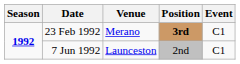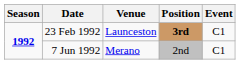(123, 32) Merano -> (131, 32) Launceston
(131, 50) Launceston -> (123, 50) Merano
